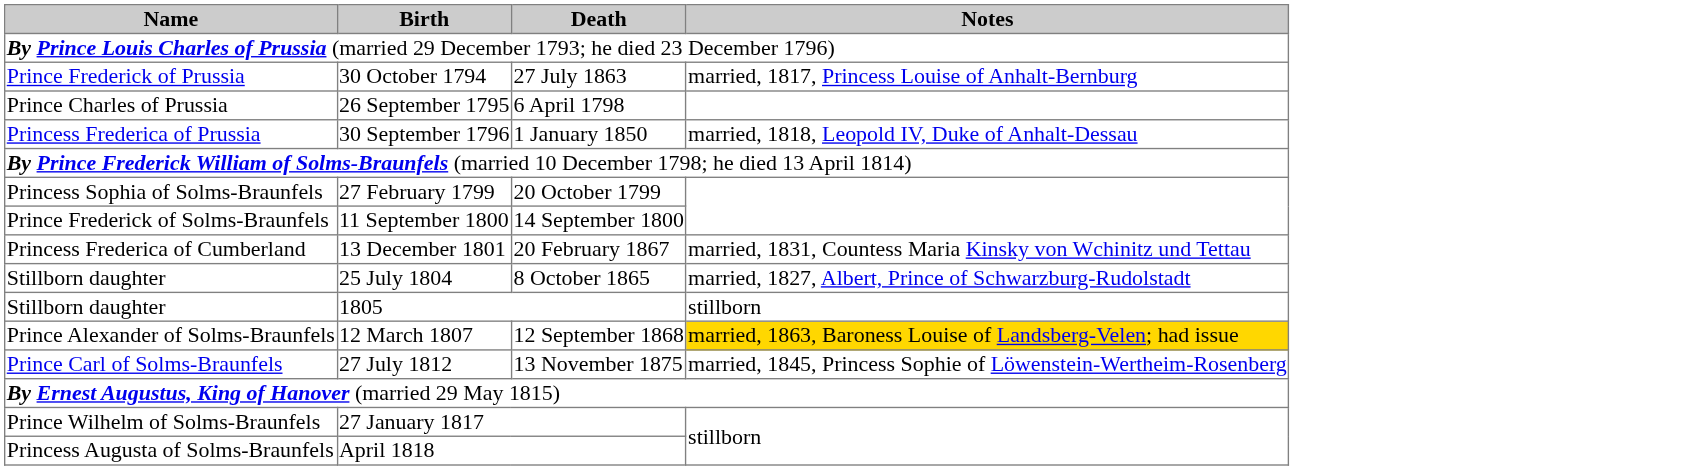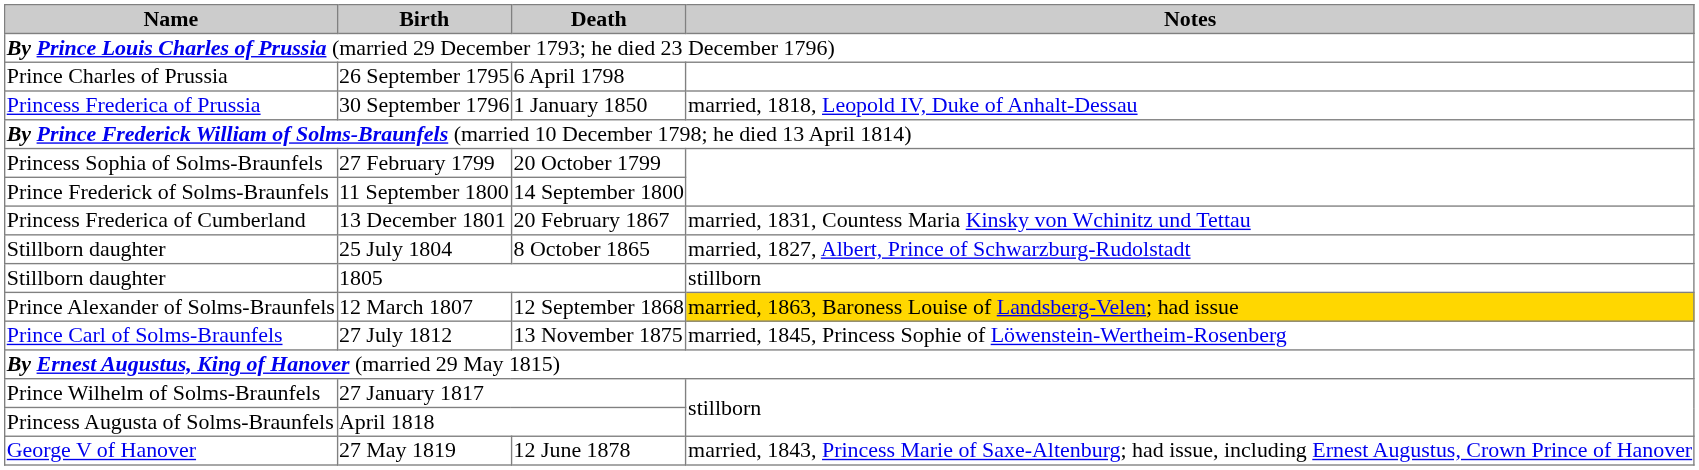- row: (413, 76)
+ row: (397, 450)
